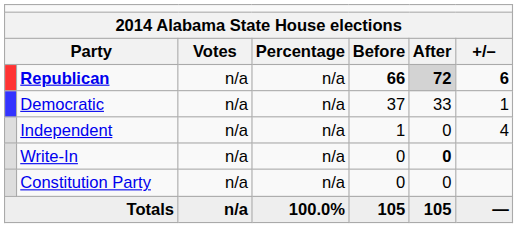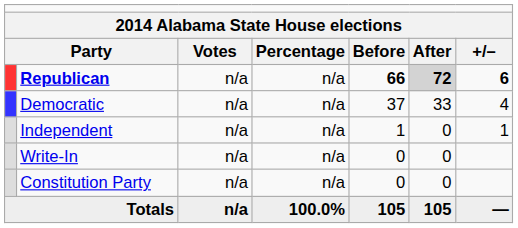(504, 104) 1 -> (504, 104) 4
(504, 130) 4 -> (504, 130) 1
(447, 157) bold -> (447, 157) normal
